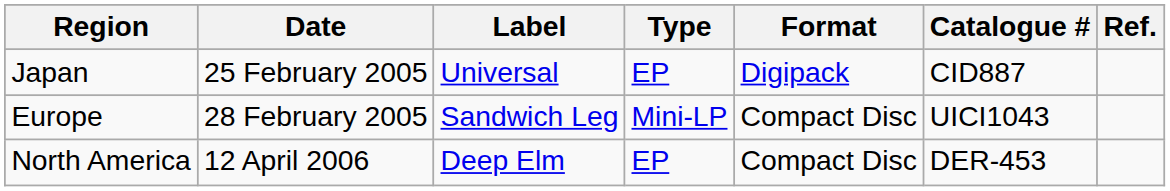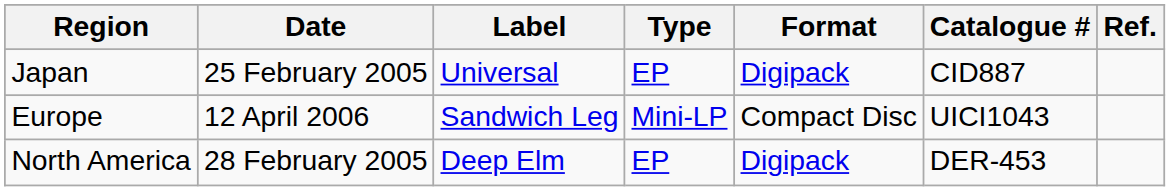(316, 116) 28 February 2005 -> (287, 116) 12 April 2006
(287, 161) 12 April 2006 -> (316, 161) 28 February 2005
(829, 161) Compact Disc -> (795, 161) Digipack
